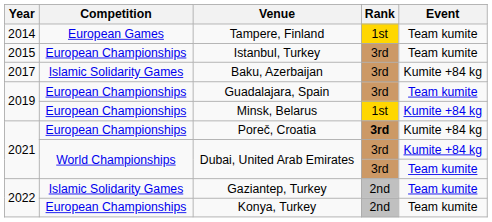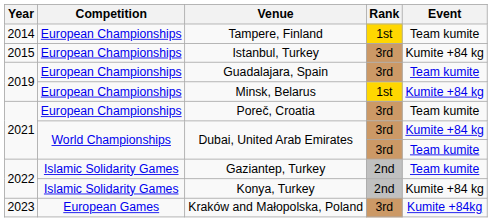(116, 34) European Games -> (111, 34) European Championships
(443, 53) Team kumite -> (445, 53) Kumite +84 kg
- row: (22, 72)
(380, 131) bold -> (384, 111) normal
(443, 131) Kumite +84 kg -> (445, 111) Team kumite
(116, 208) European Championships -> (111, 189) Islamic Solidarity Games
(443, 208) Team kumite -> (445, 189) Kumite +84 kg
+ row: (21, 208)
